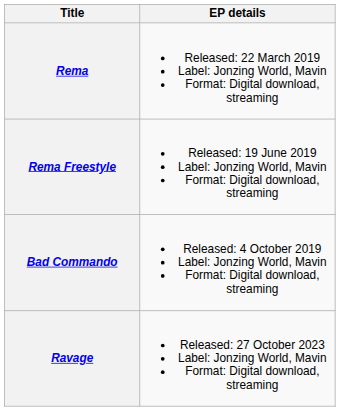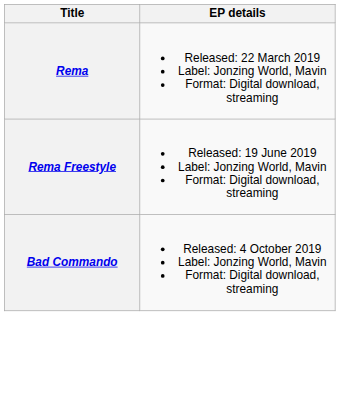- row: (72, 358)
